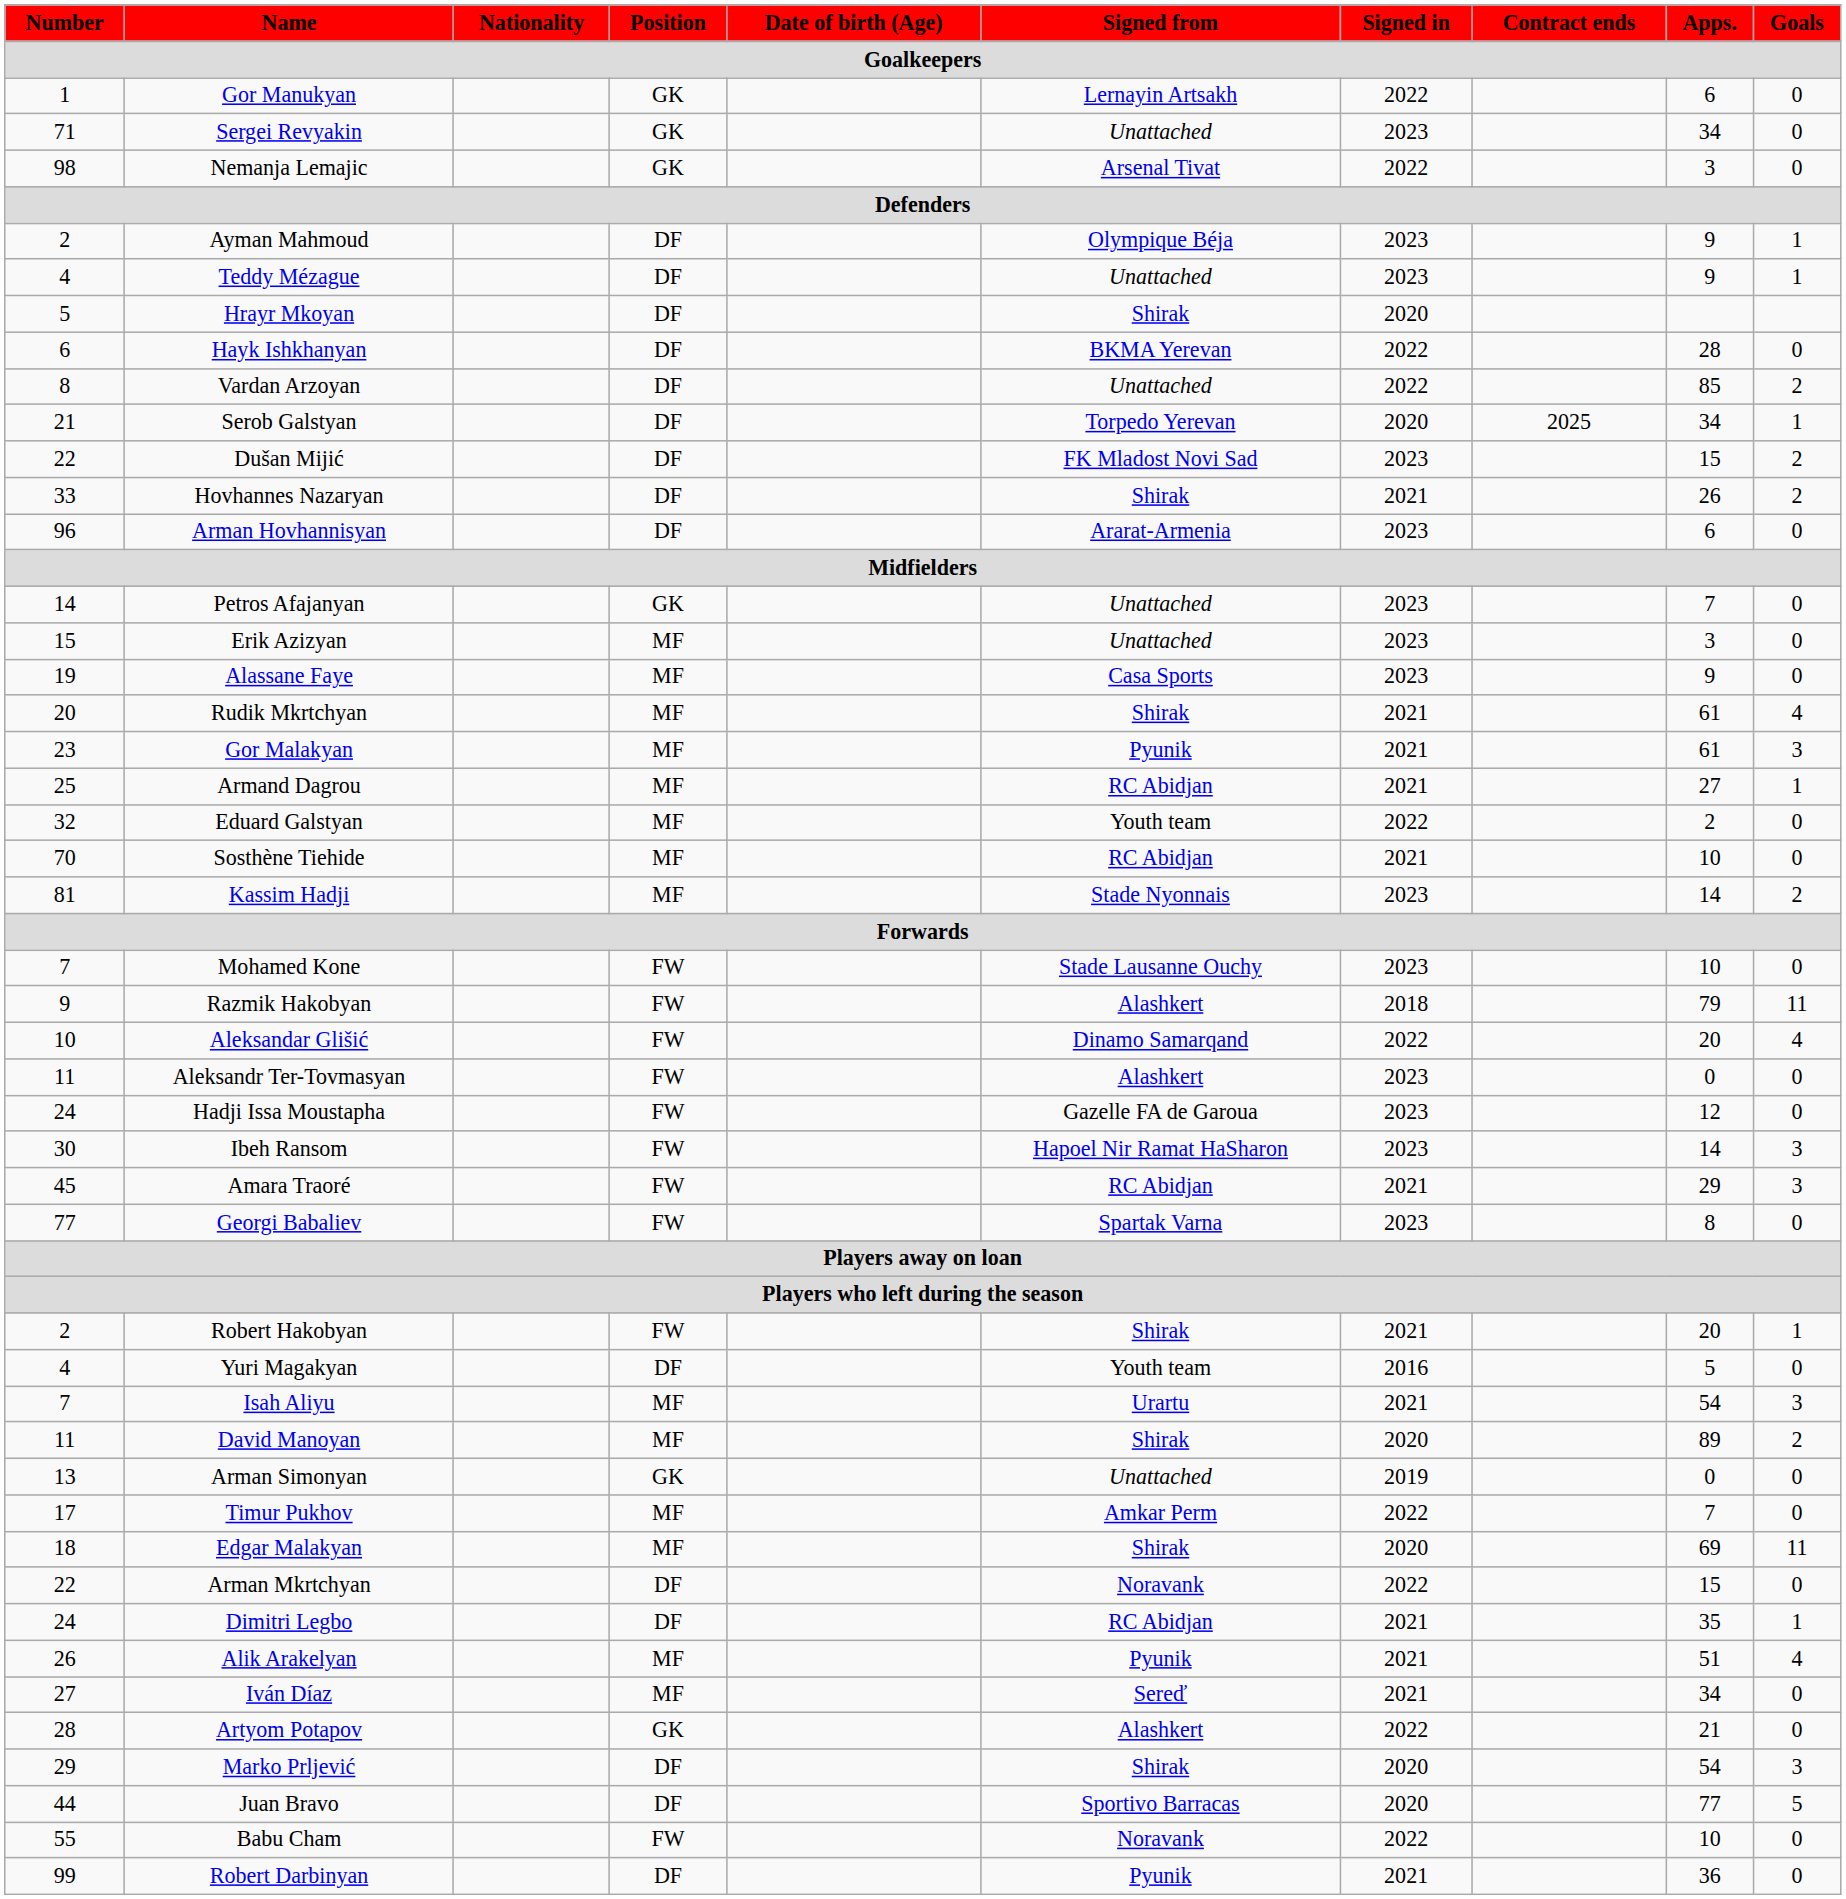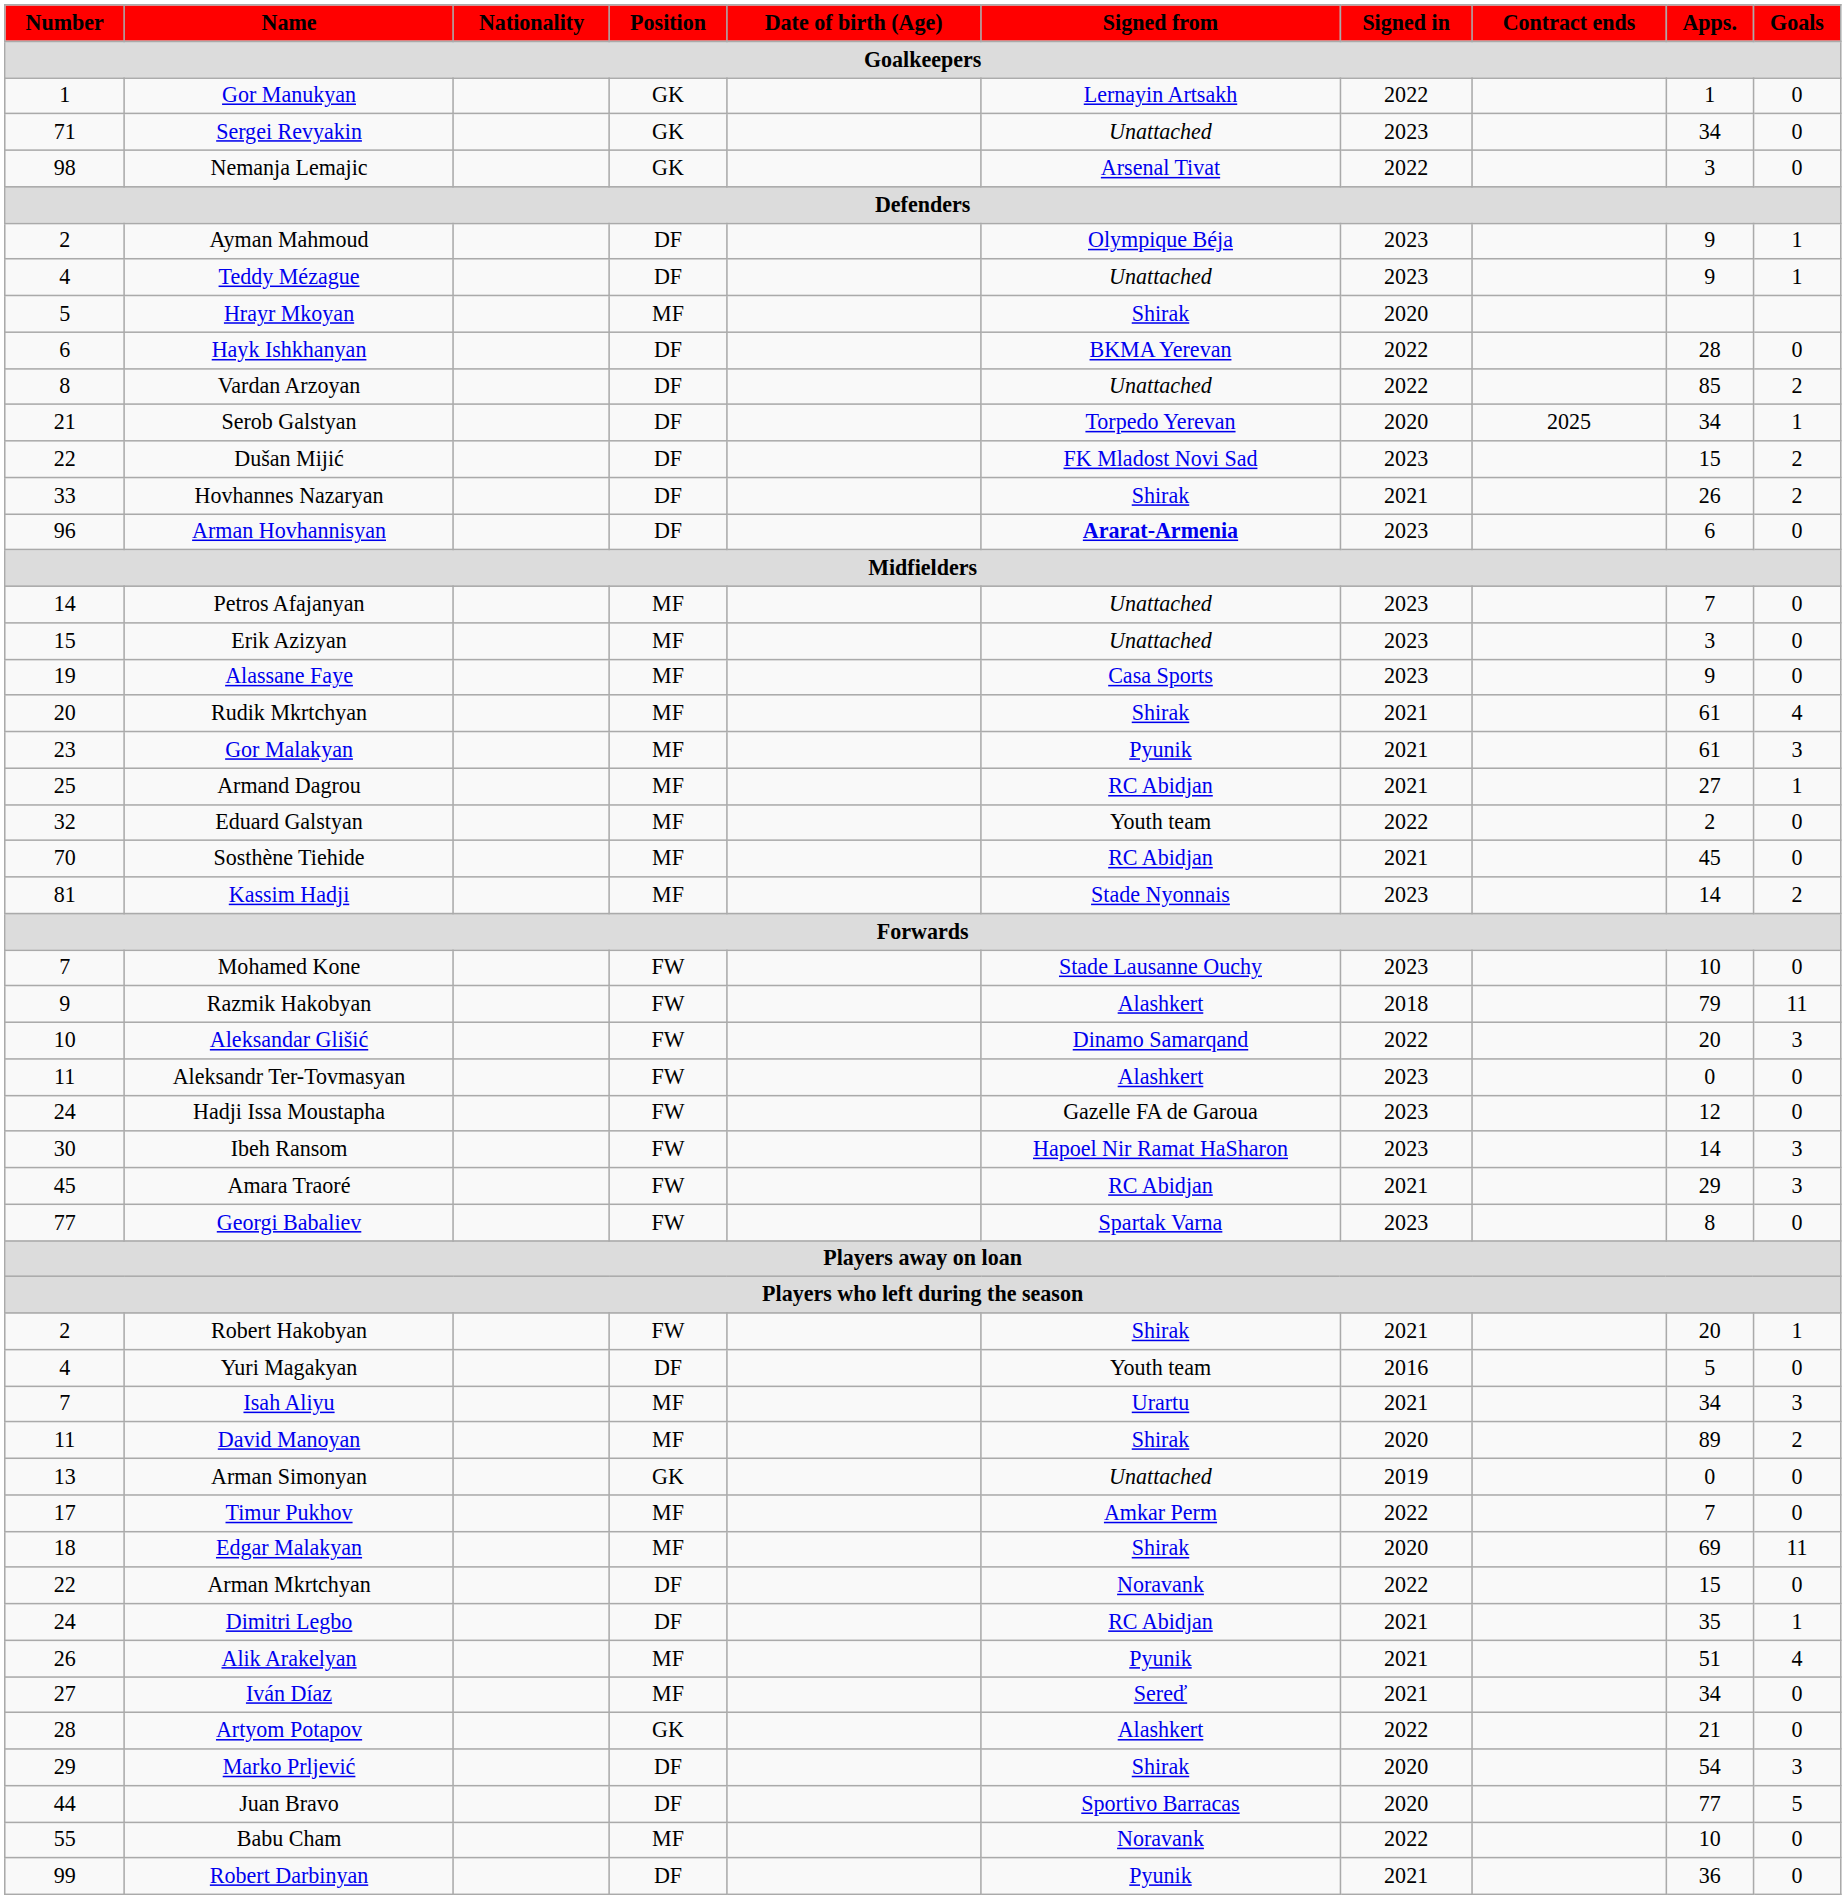(1710, 95) 6 -> (1710, 95) 1
(668, 313) DF -> (668, 313) MF
(1160, 531) normal -> (1160, 531) bold
(668, 604) GK -> (668, 604) MF
(1710, 858) 10 -> (1710, 858) 45
(1797, 1040) 4 -> (1797, 1040) 3
(1710, 1403) 54 -> (1710, 1403) 34
(668, 1839) FW -> (668, 1839) MF
